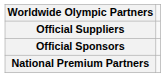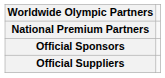rows swapped: (80, 64) <-> (80, 30)
